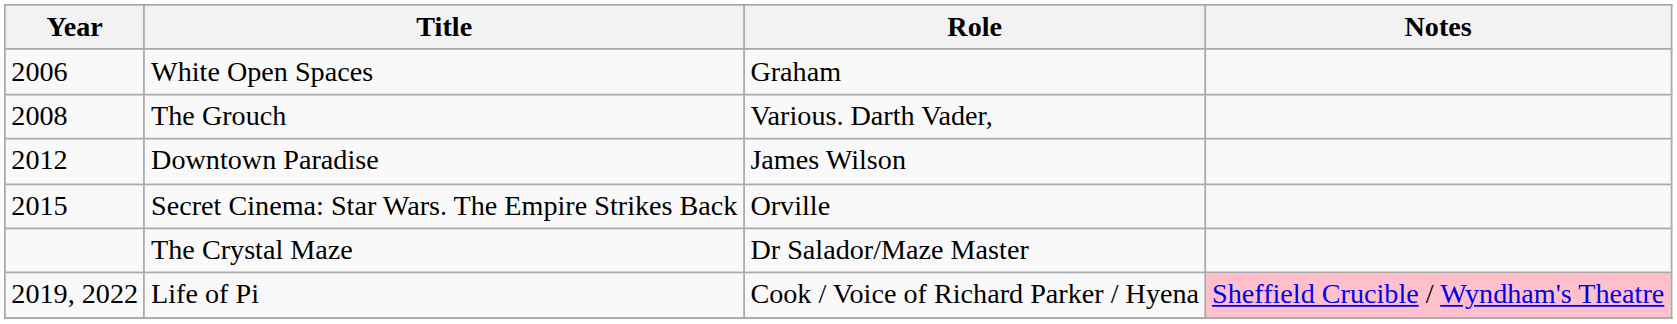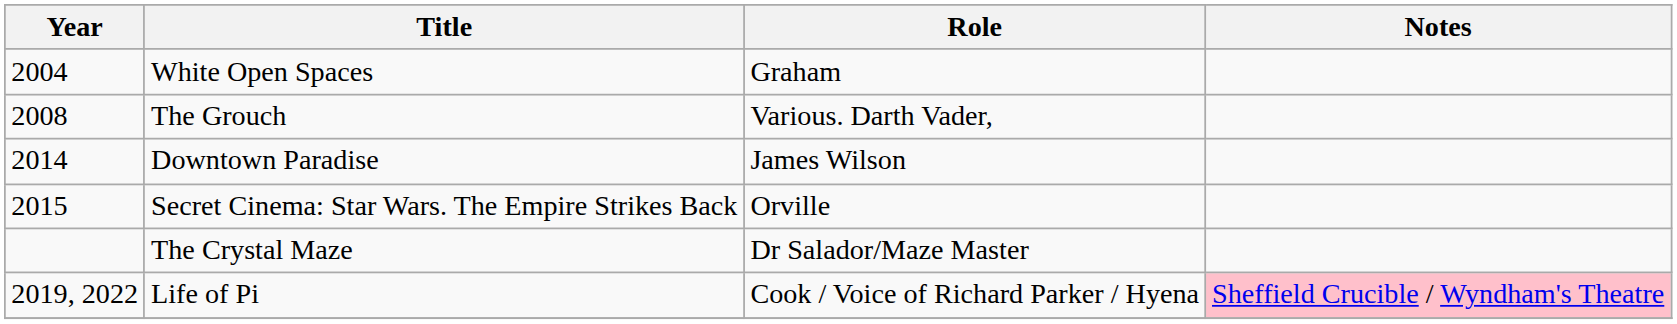(40, 71) 2006 -> (40, 71) 2004
(40, 160) 2012 -> (40, 160) 2014
